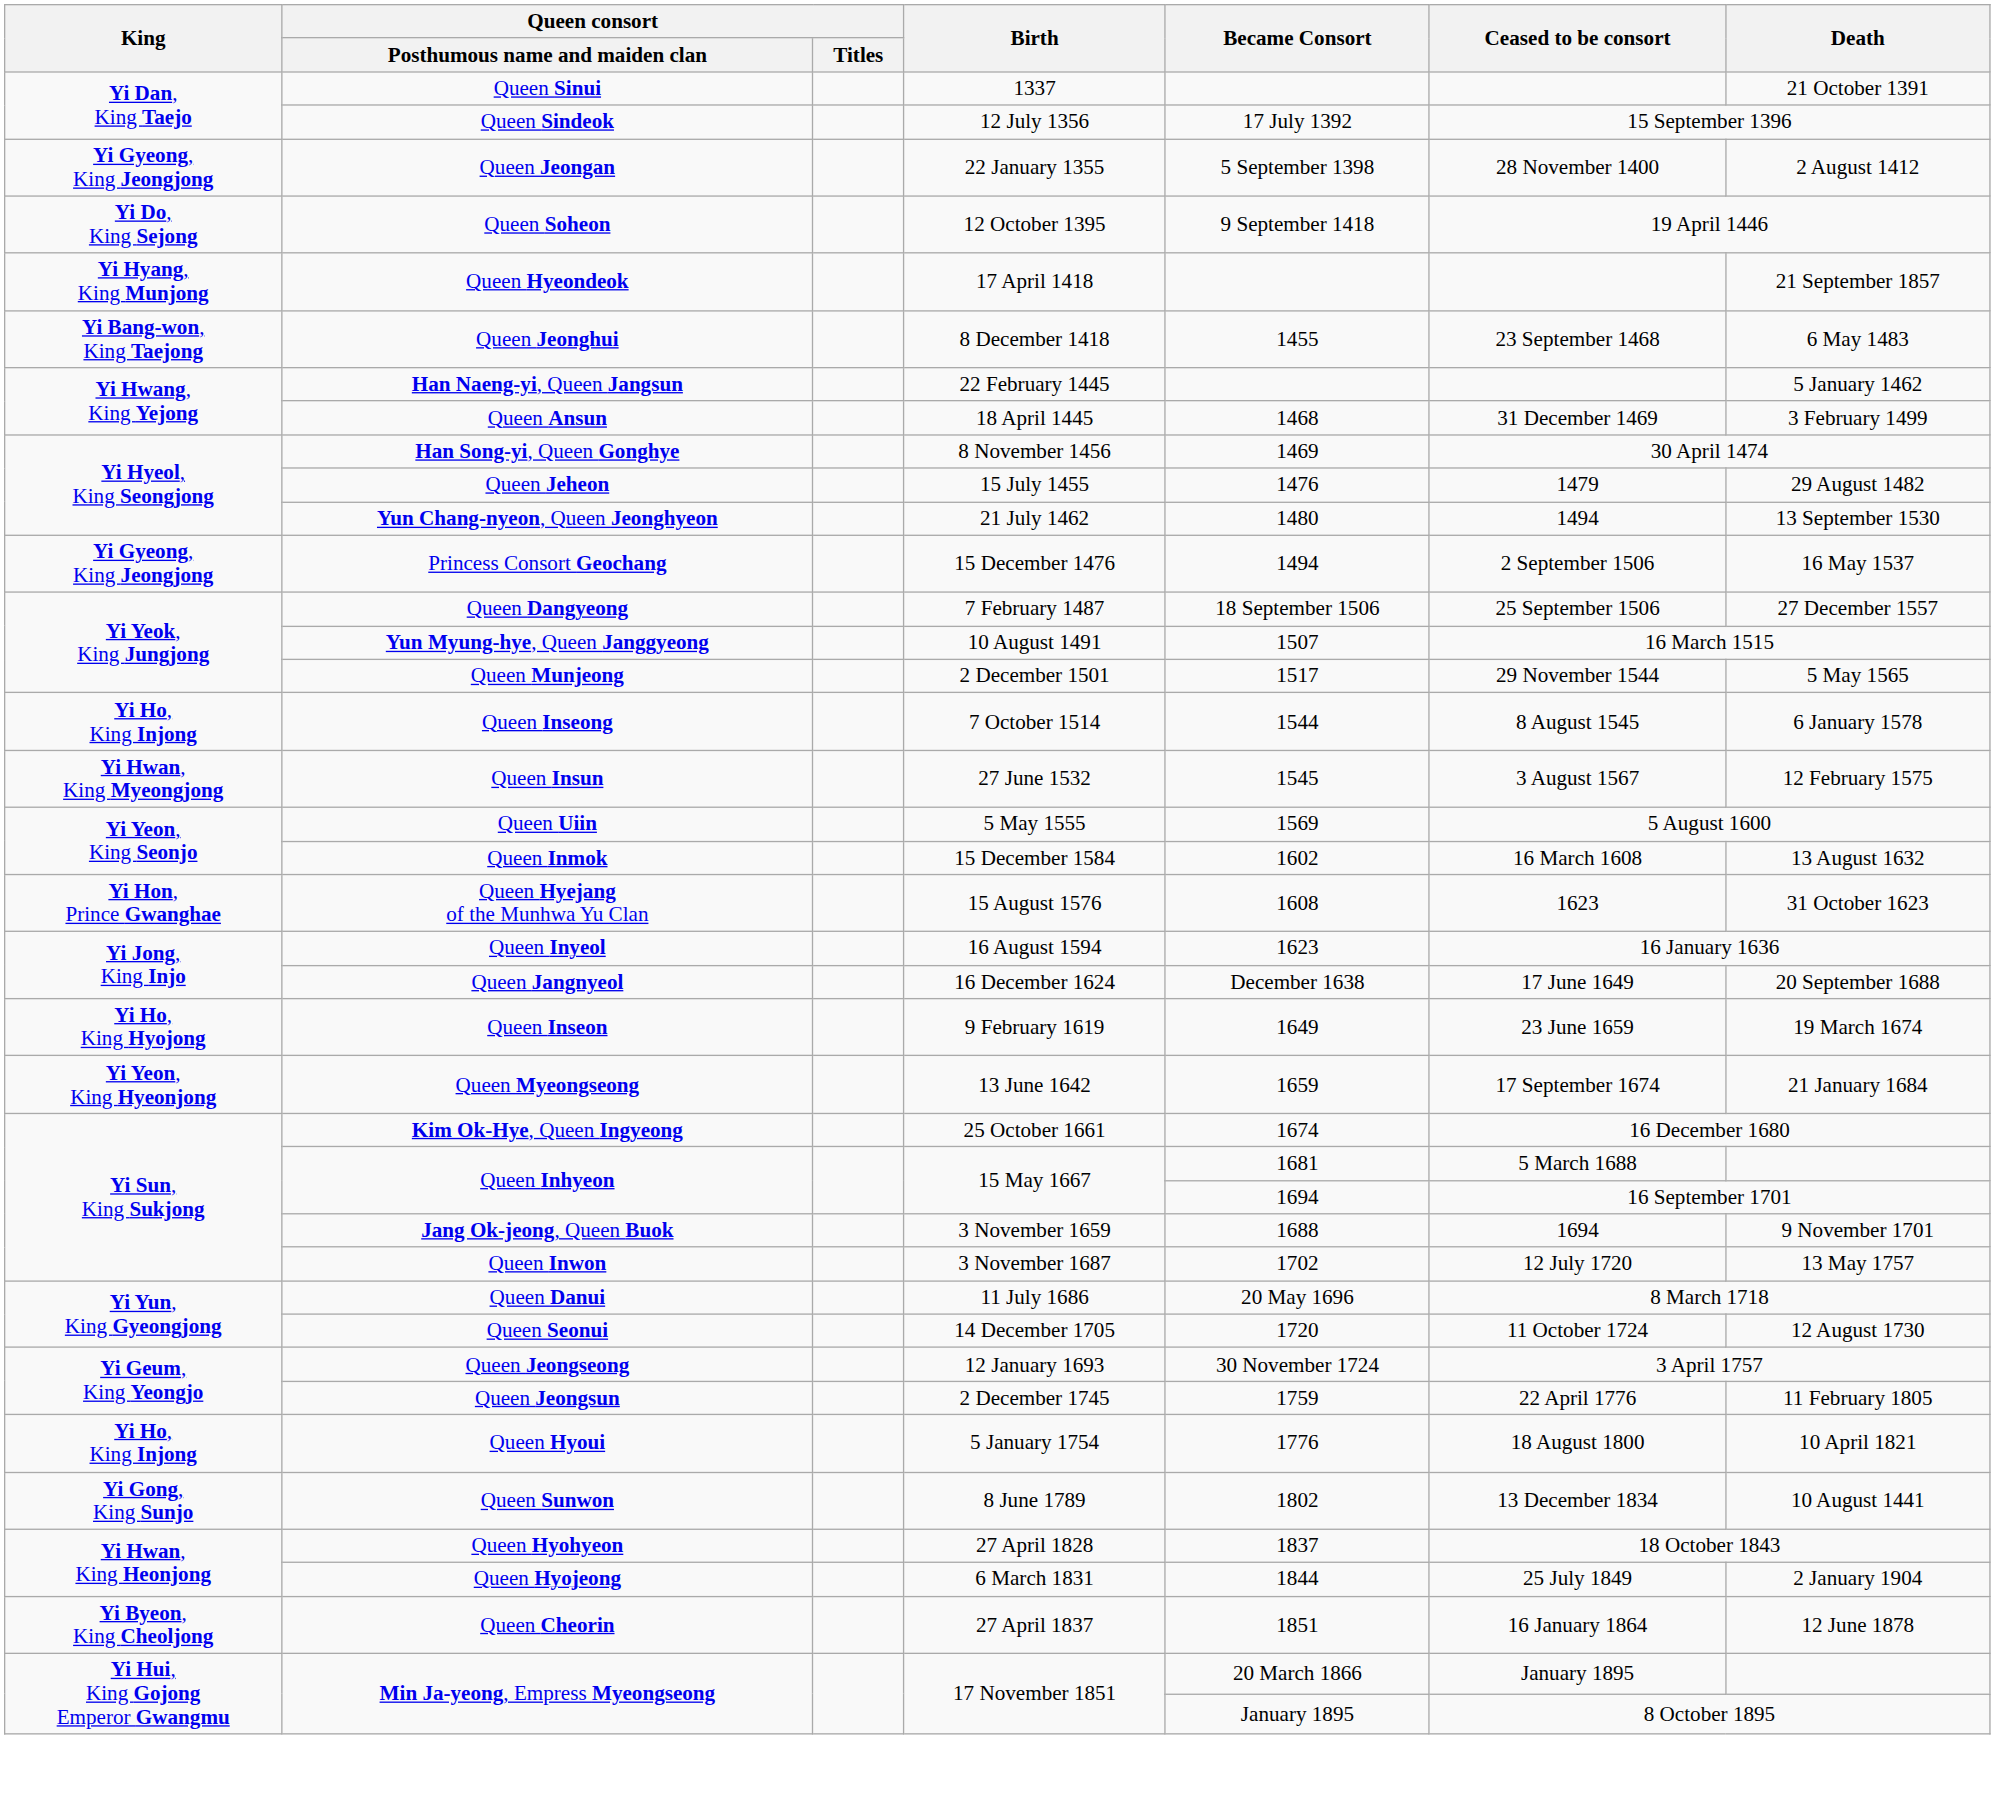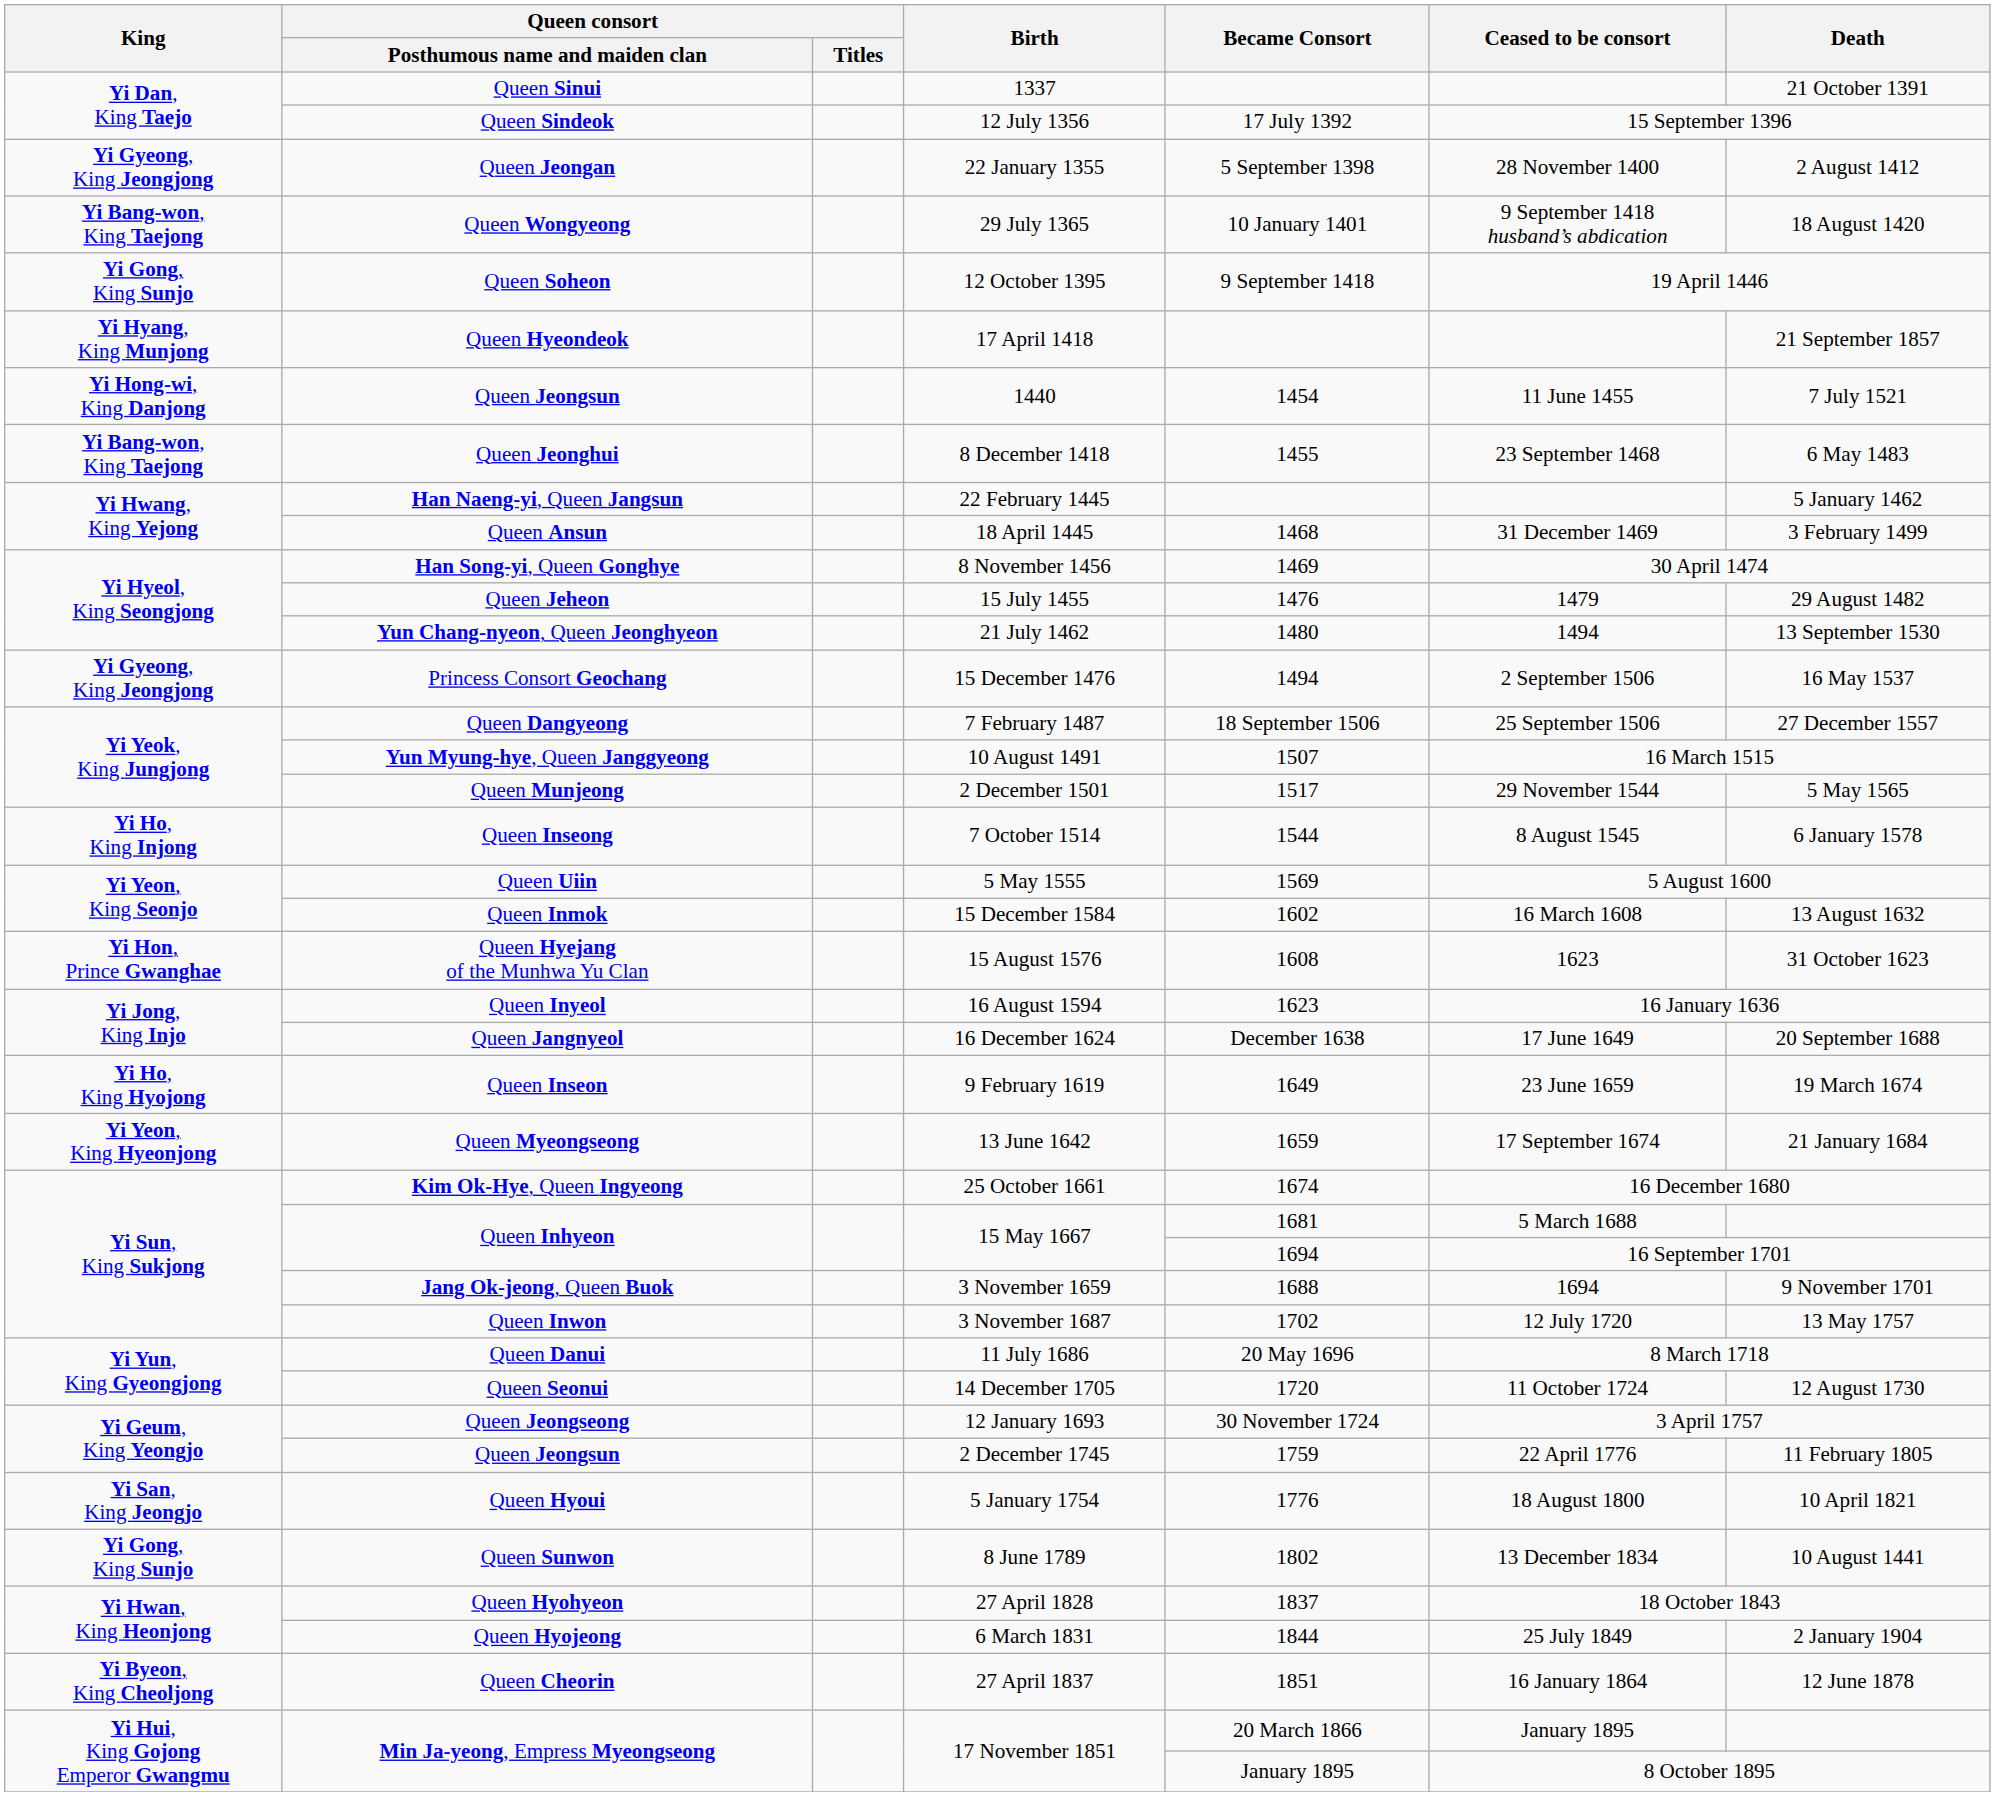+ row: (547, 224)
(143, 224) Yi Do, King Sejong -> (143, 281) Yi Gong, King Sunjo
+ row: (547, 396)
- row: (547, 778)
(143, 1443) Yi Ho, King Injong -> (143, 1500) Yi San, King Jeongjo
